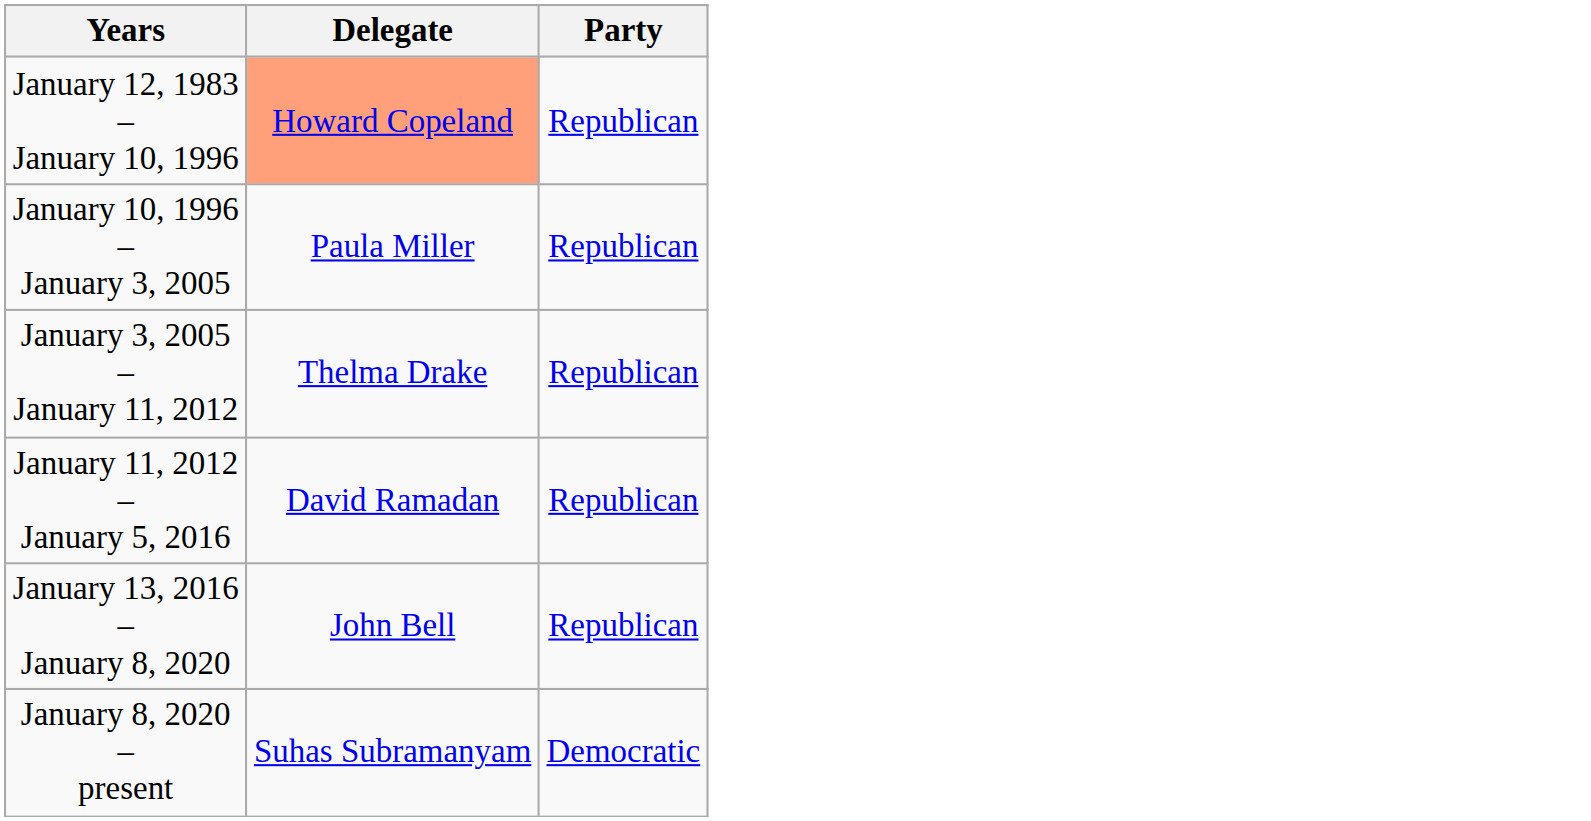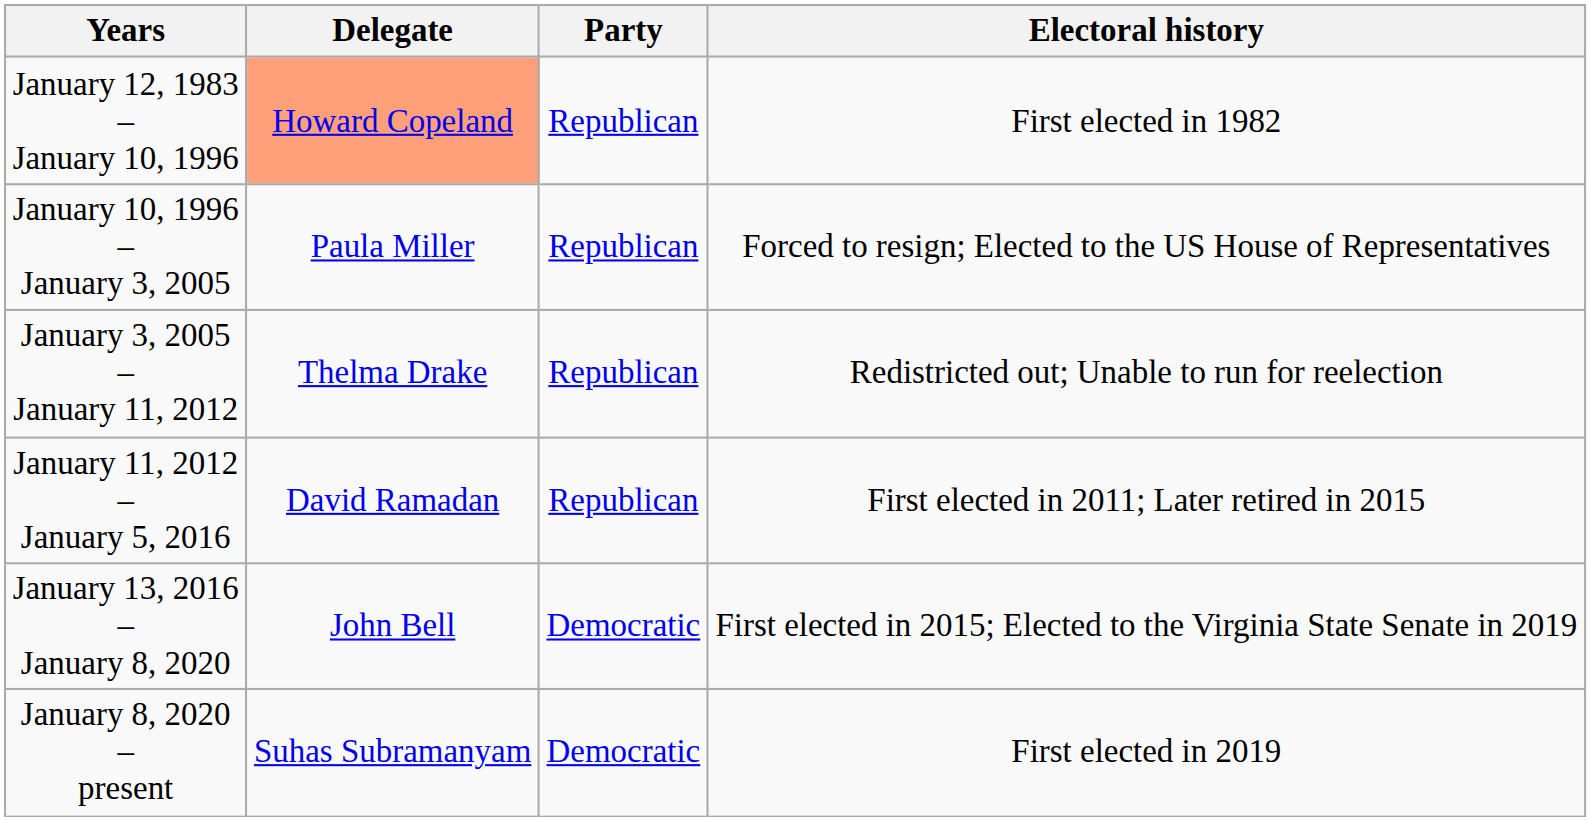+ column: (1146, 30)
(623, 625) Republican -> (623, 625) Democratic
